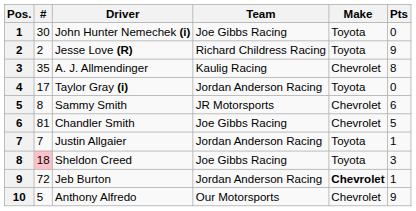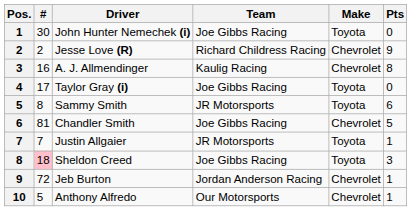(348, 50) Toyota -> (356, 50) Chevrolet
(43, 69) 35 -> (43, 69) 16
(259, 87) Jordan Anderson Racing -> (241, 87) Joe Gibbs Racing
(356, 105) Chevrolet -> (348, 105) Toyota
(259, 142) Jordan Anderson Racing -> (235, 142) JR Motorsports
(358, 178) bold -> (356, 178) normal
(393, 197) 9 -> (389, 197) 1
